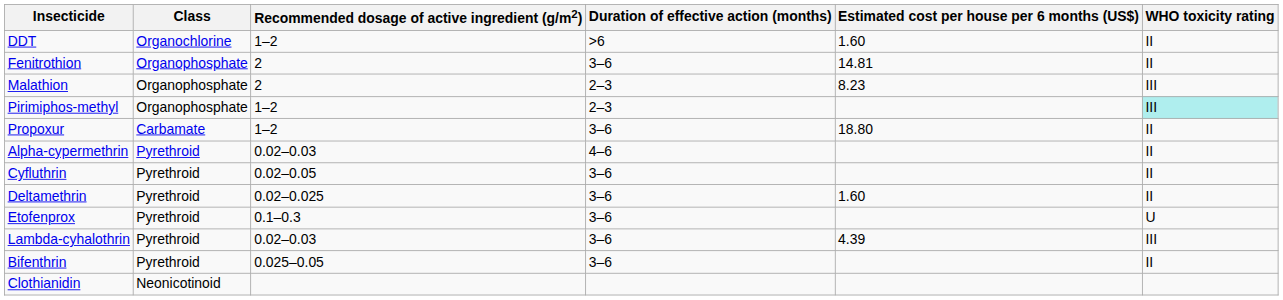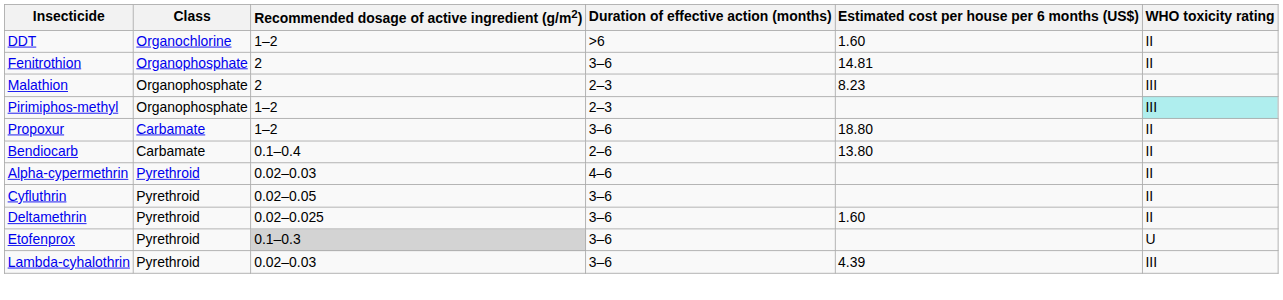+ row: (43, 151)
(277, 217) no background -> (277, 240) lightgrey background
- row: (37, 262)
- row: (44, 284)
